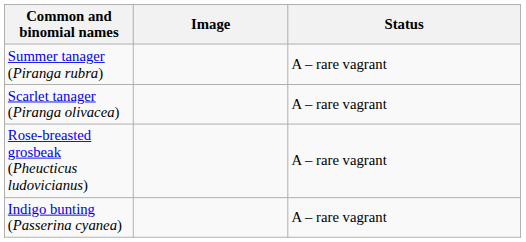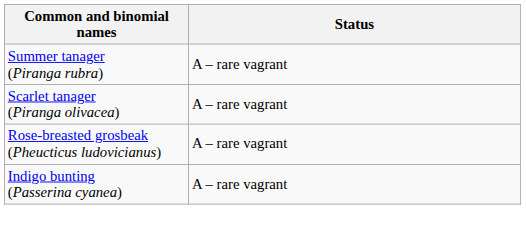- column: (211, 24)
